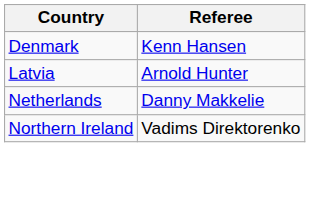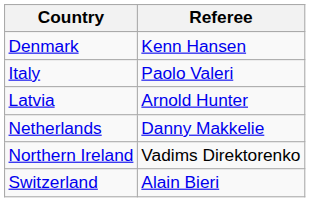+ row: (24, 73)
+ row: (53, 182)
